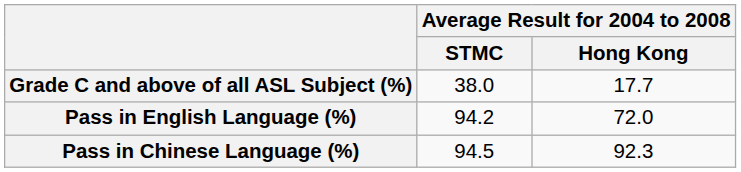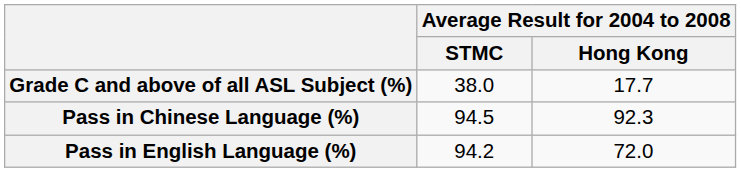rows swapped: (211, 150) <-> (211, 118)
